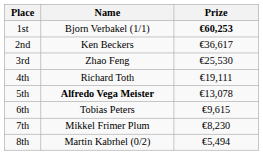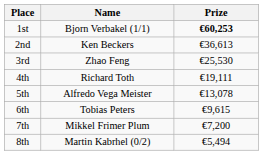(216, 45) €36,617 -> (216, 45) €36,613
(107, 93) bold -> (107, 93) normal
(216, 126) €8,230 -> (216, 126) €7,200
